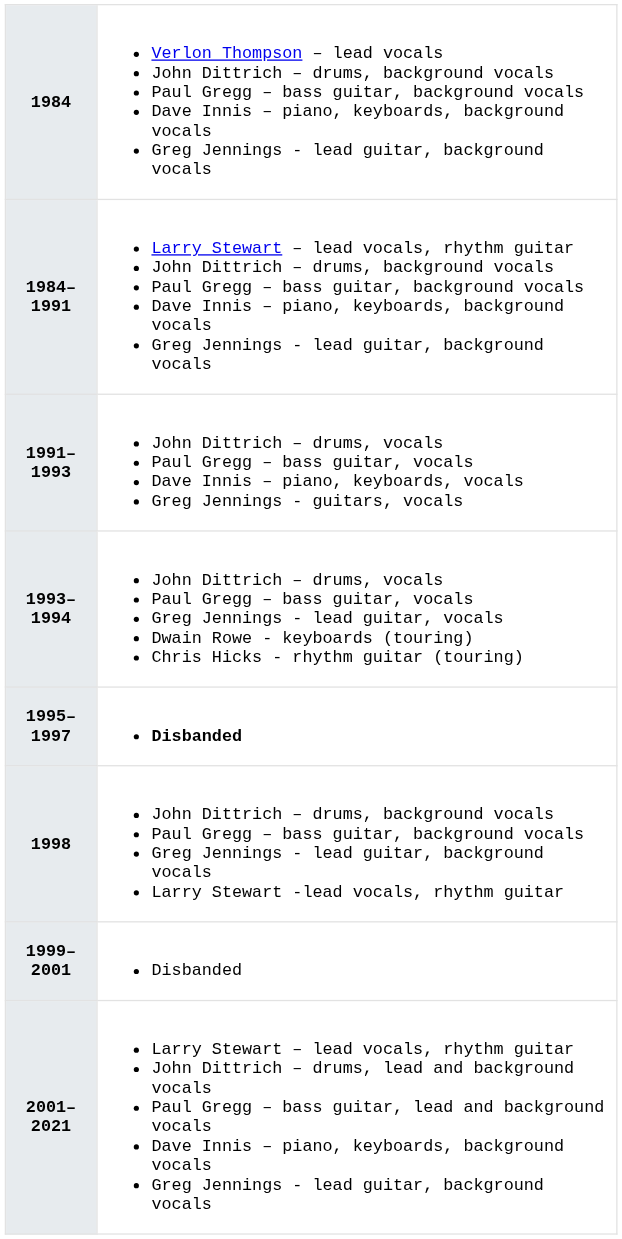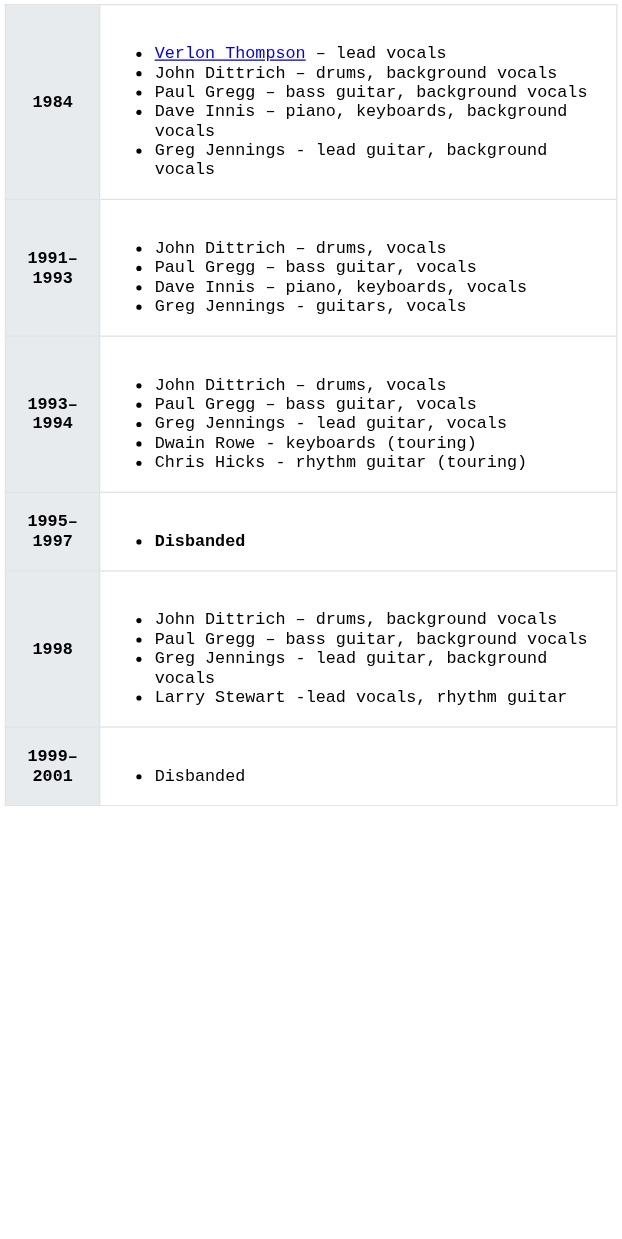- row: (51, 297)
- row: (51, 1117)
